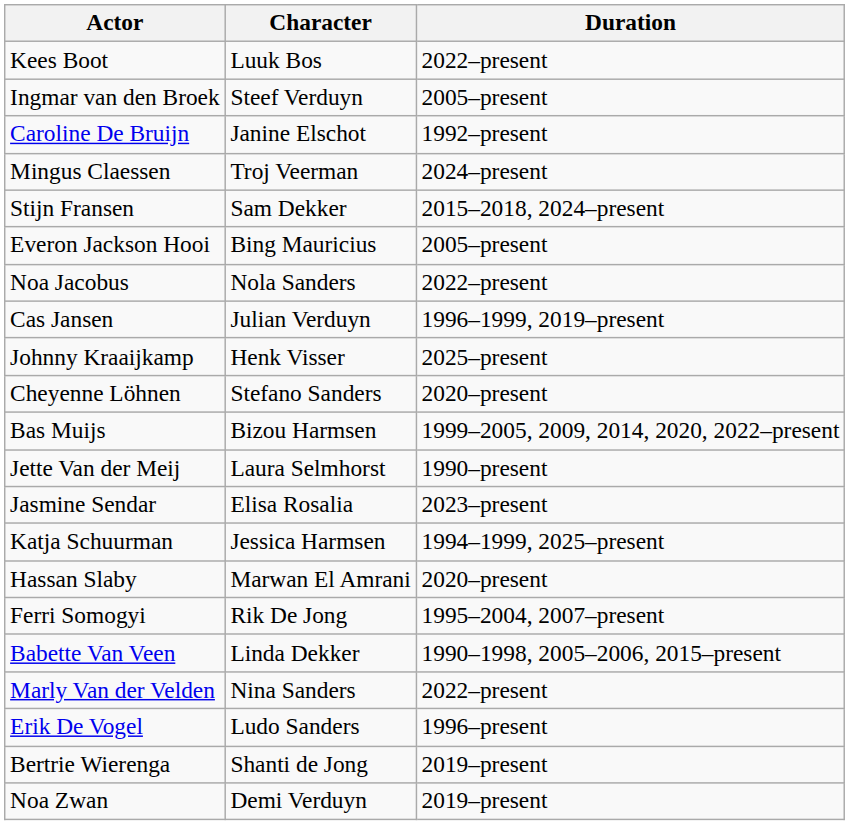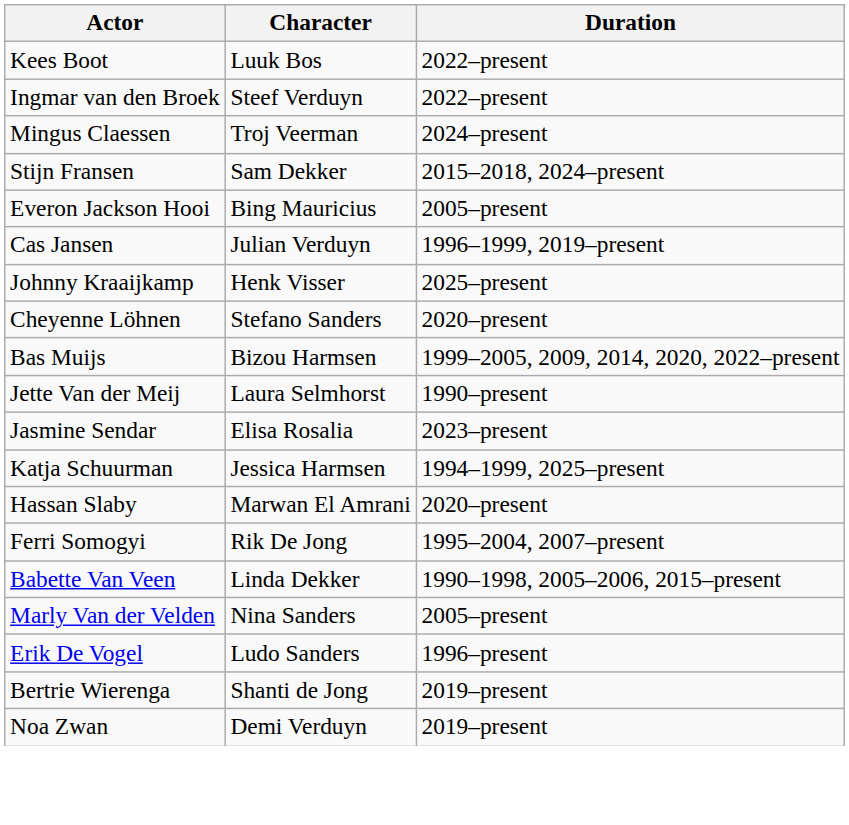(484, 97) 2005–present -> (484, 97) 2022–present
- row: (100, 134)
- row: (69, 282)
(484, 689) 2022–present -> (484, 615) 2005–present
